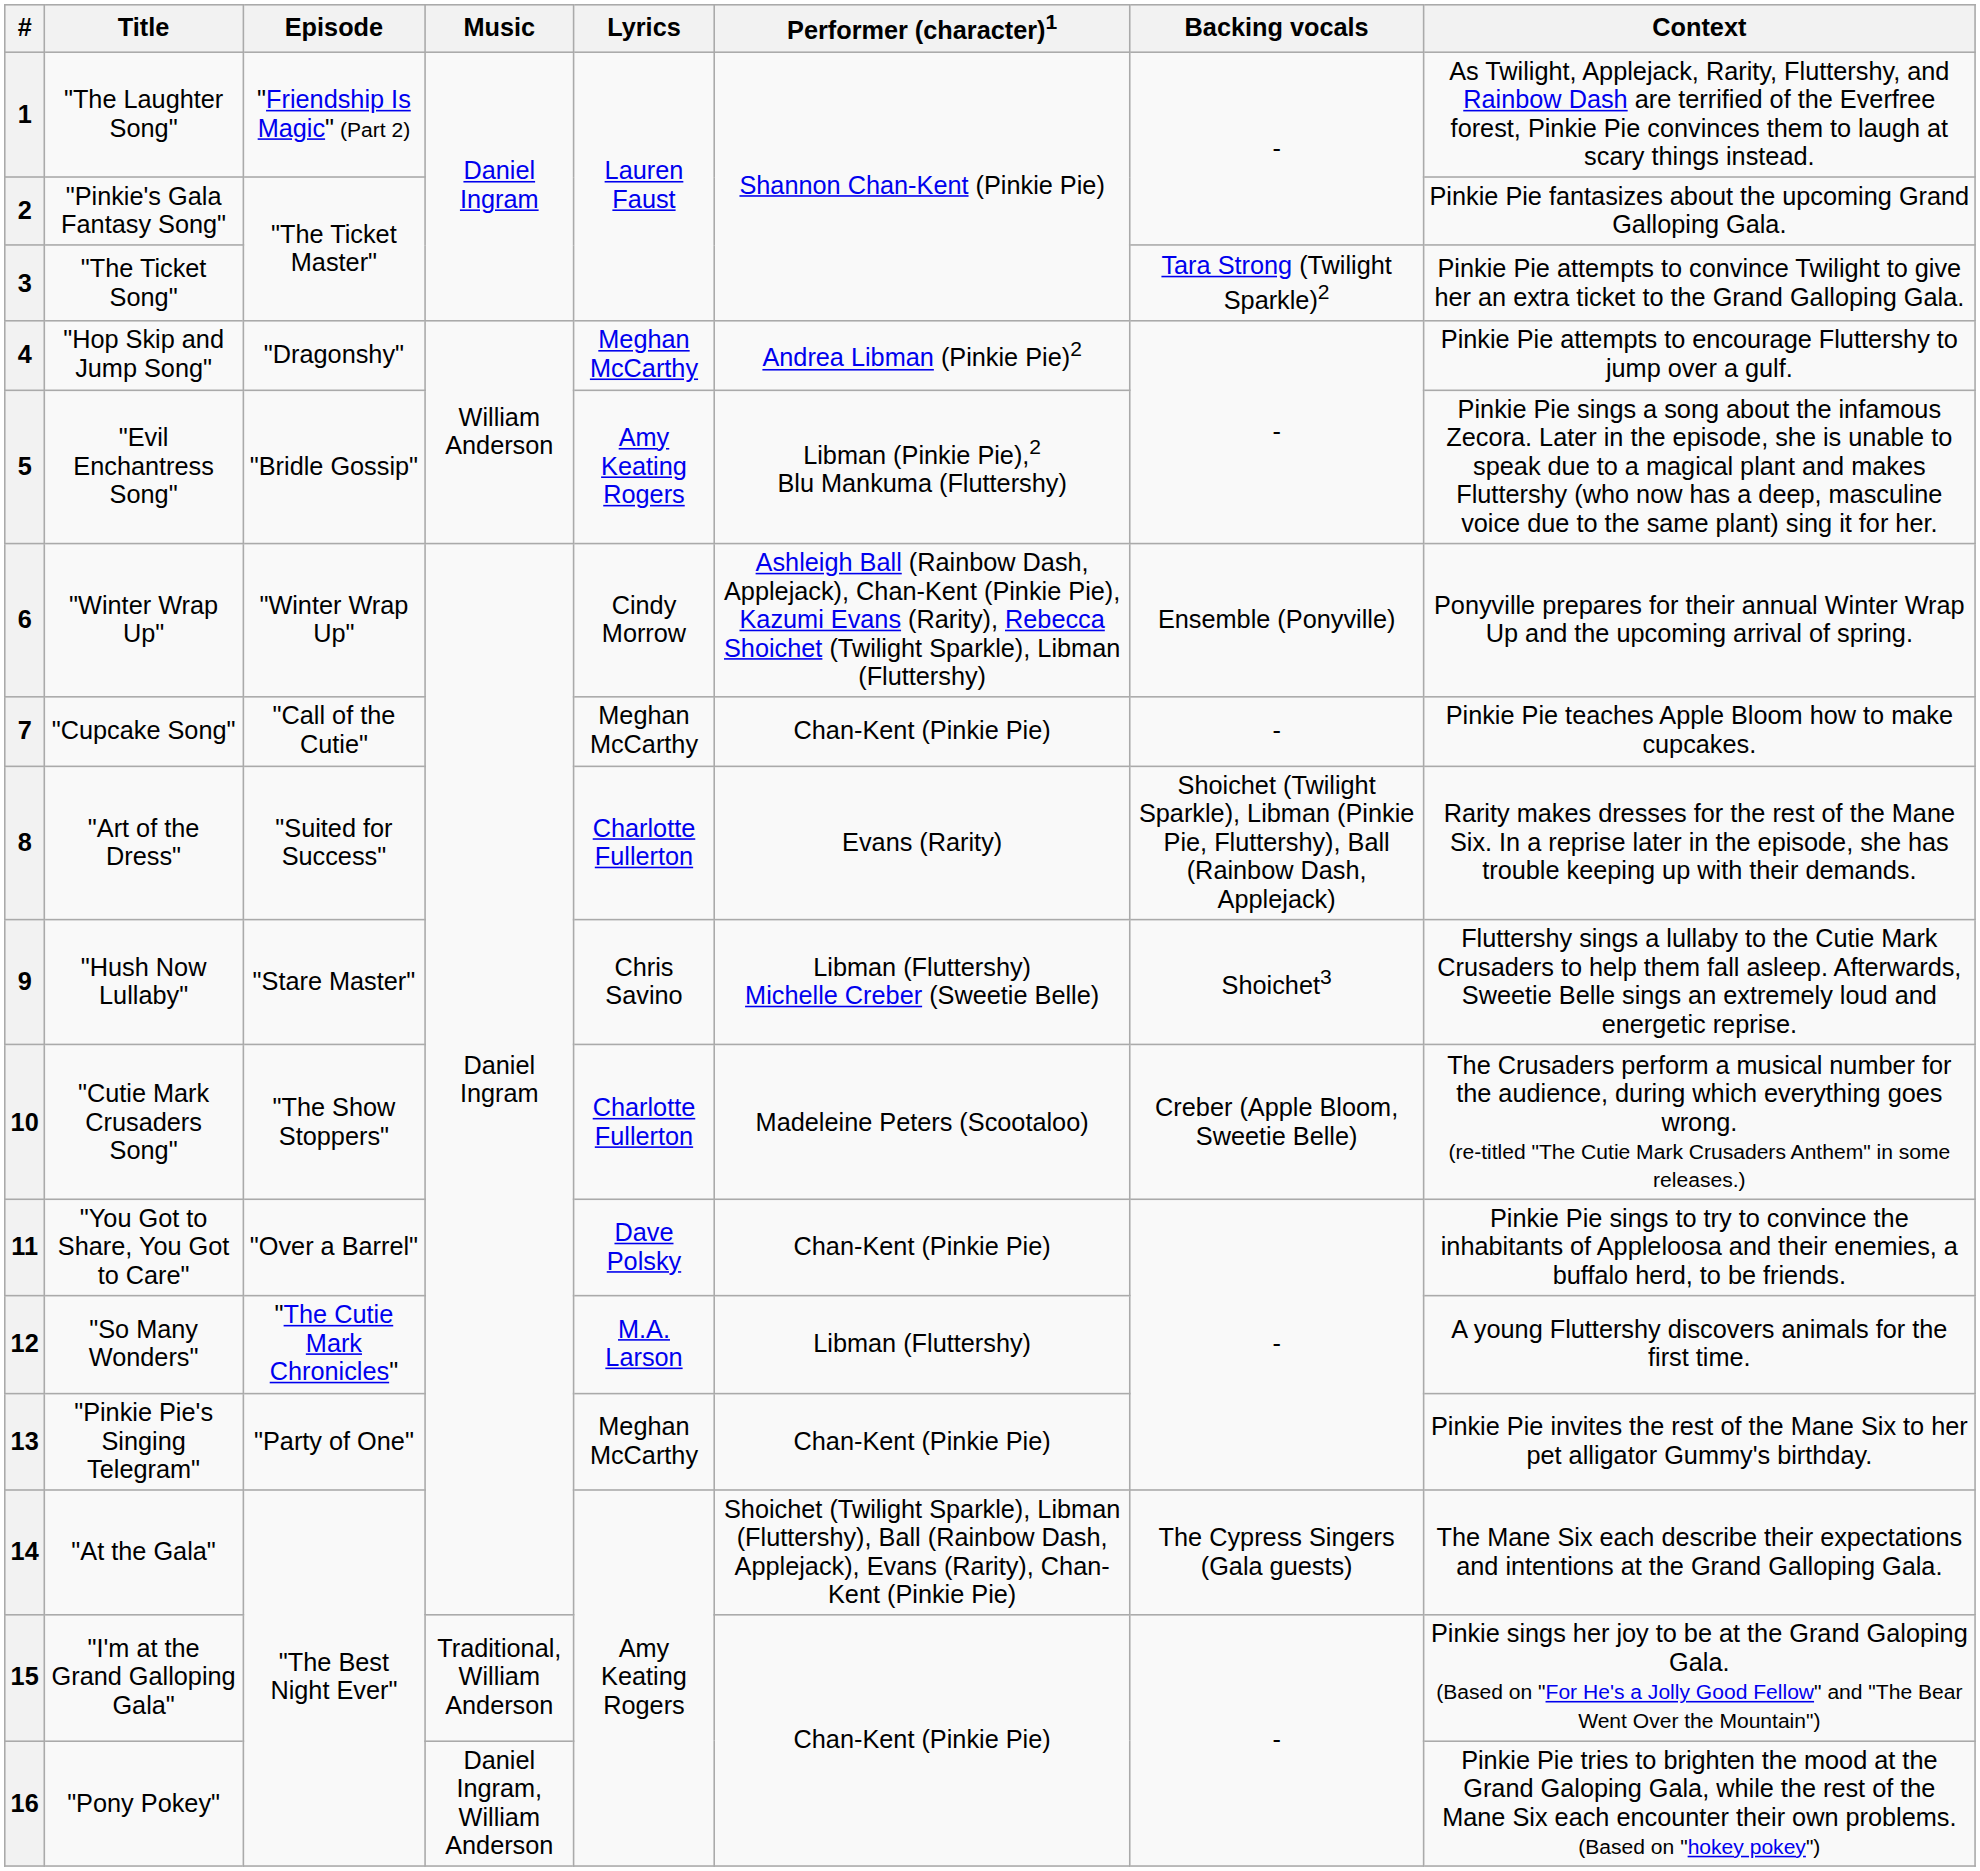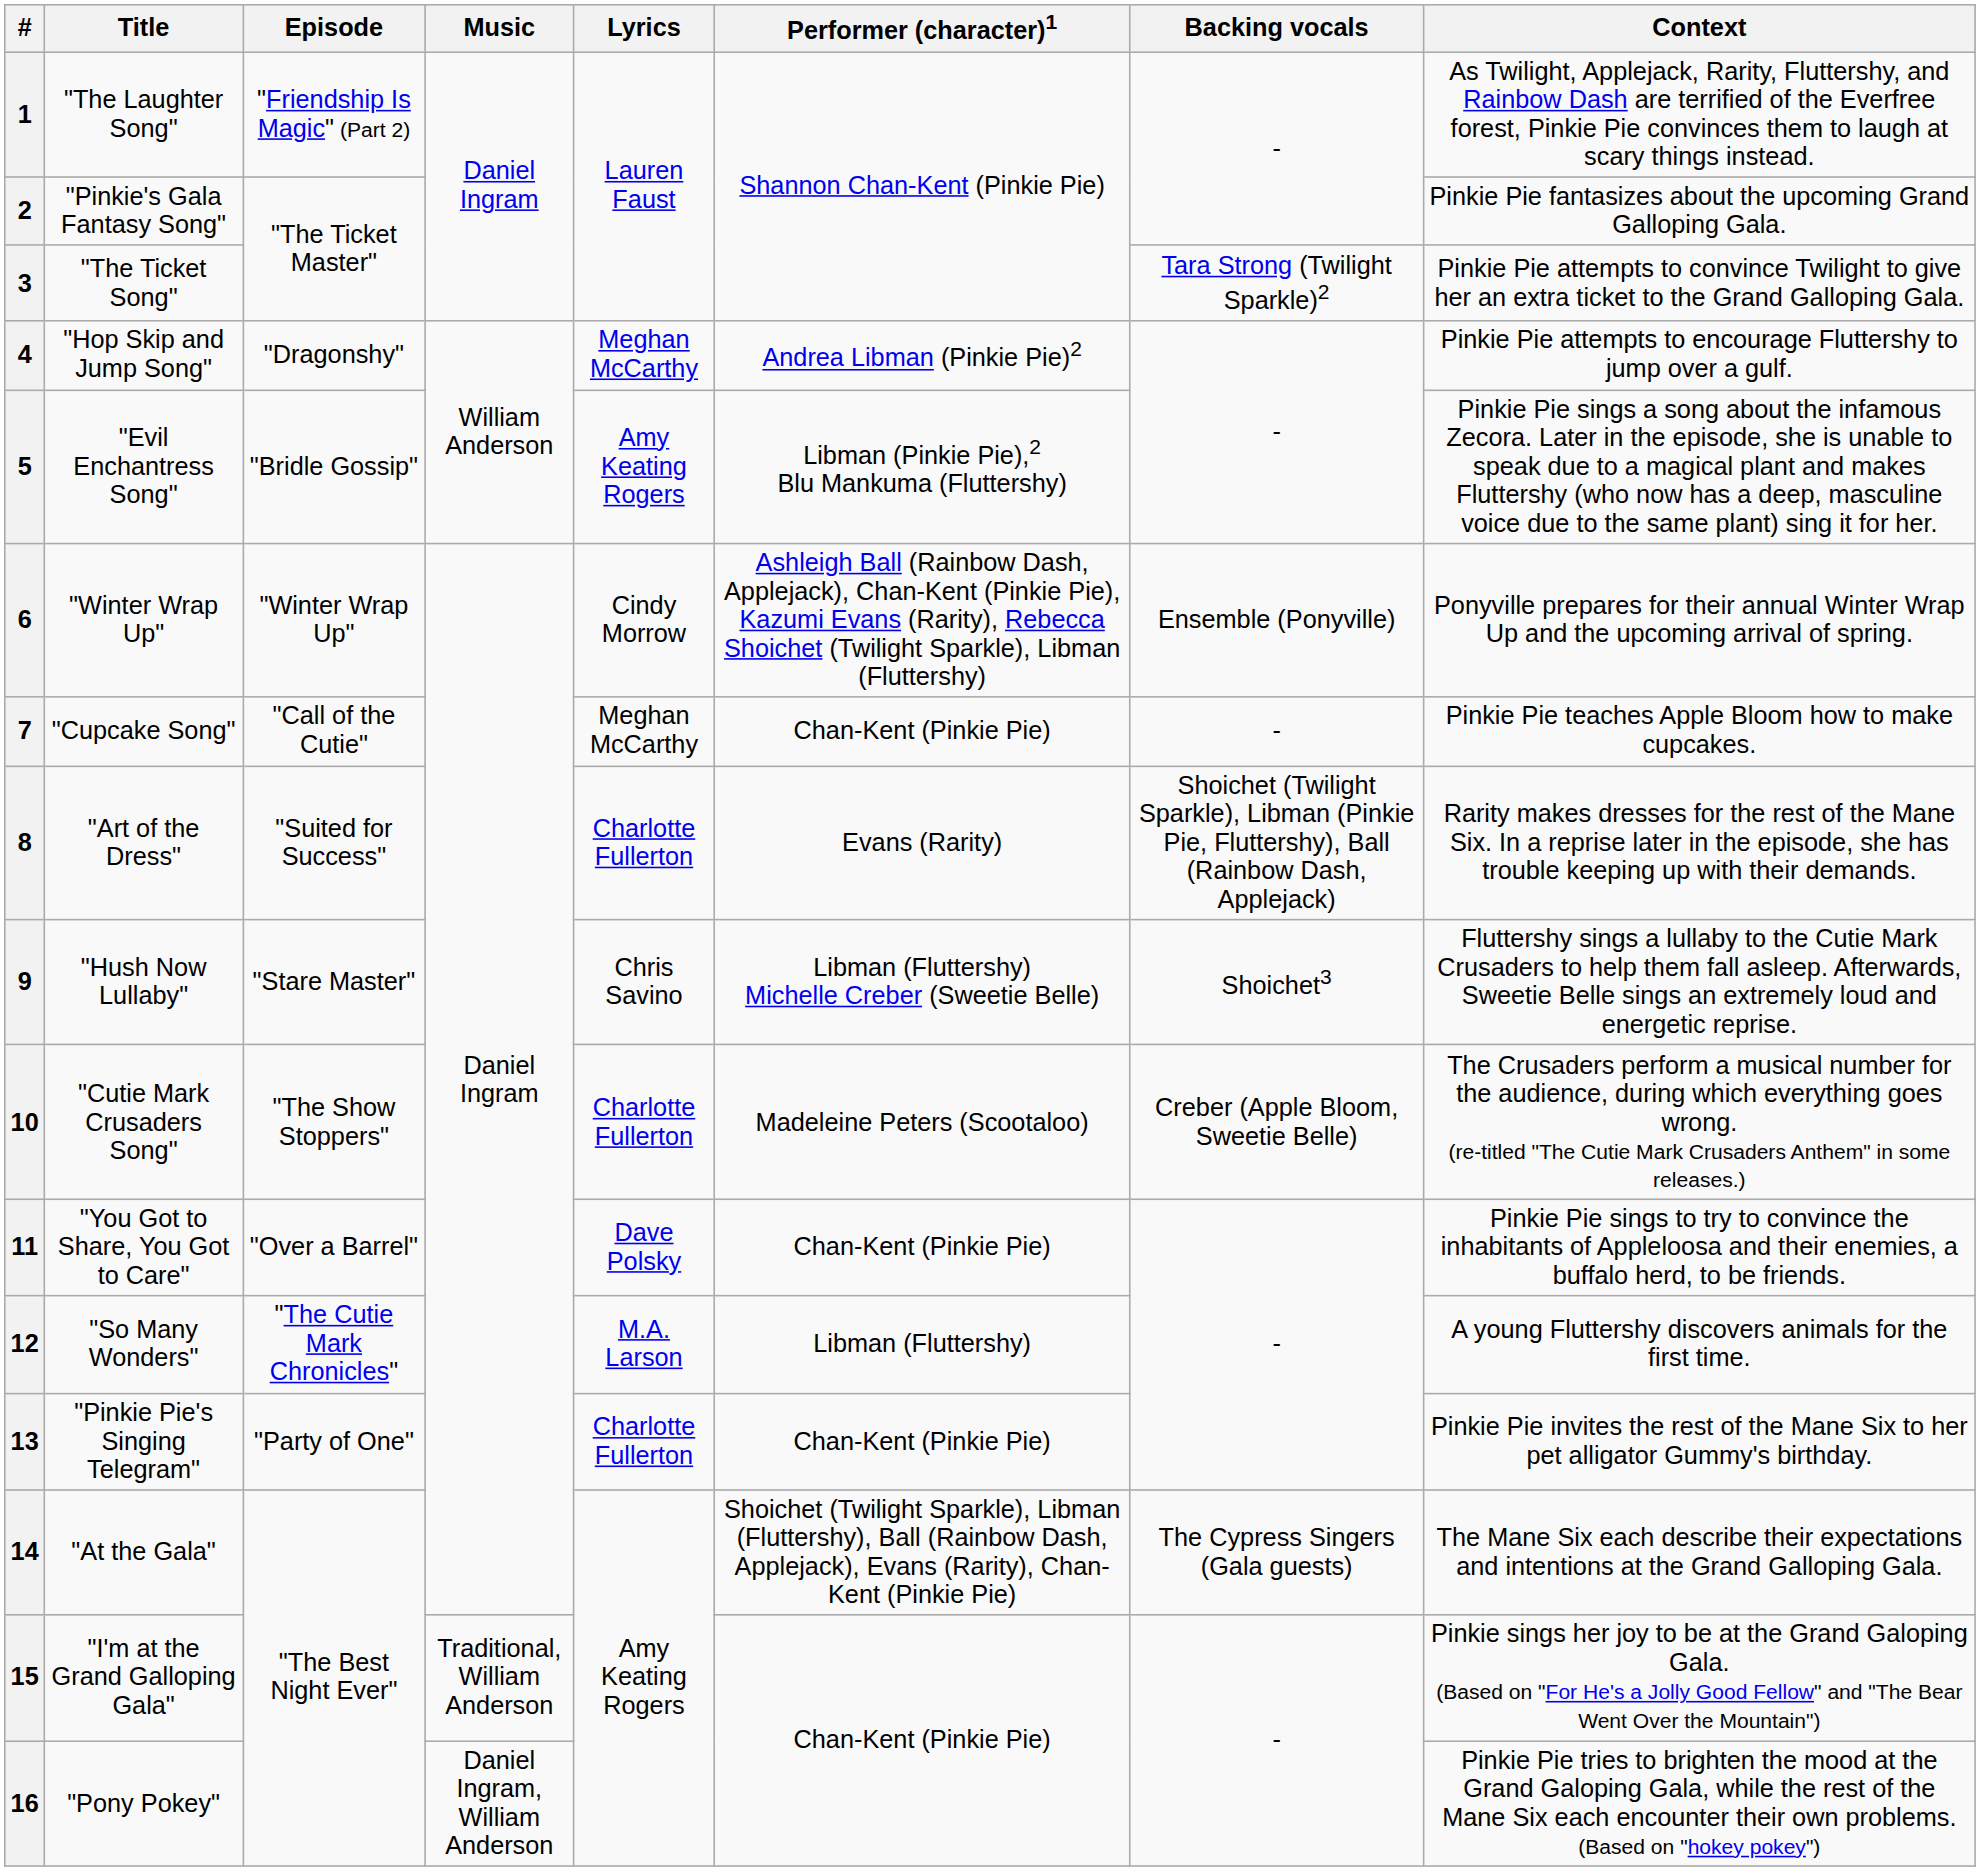(644, 1441) Meghan McCarthy -> (644, 1441) Charlotte Fullerton
